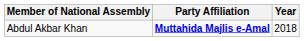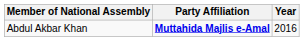(286, 28) 2018 -> (286, 28) 2016
